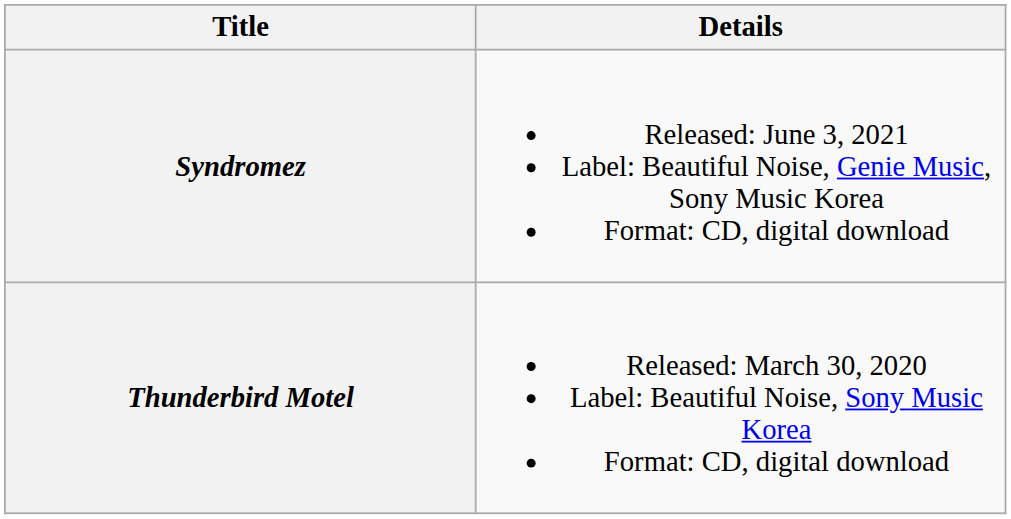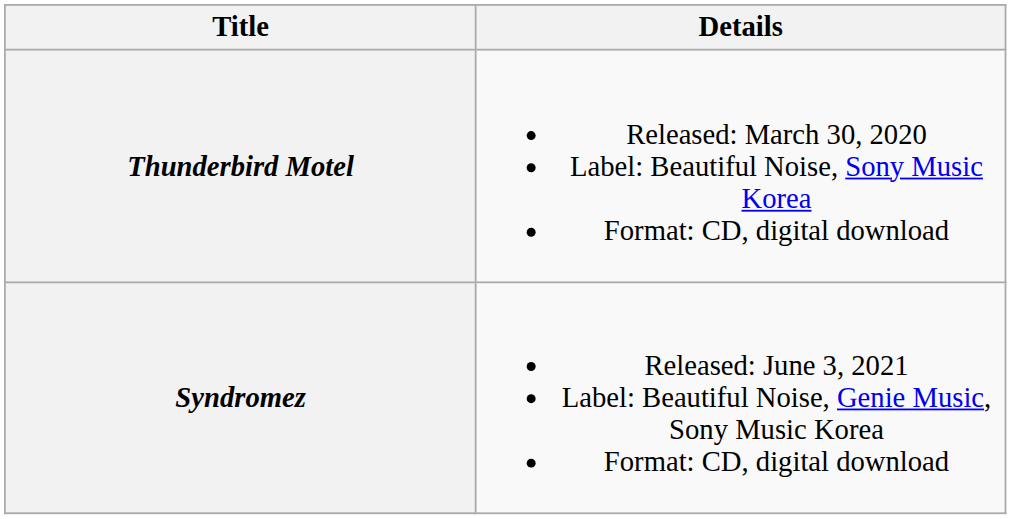rows swapped: (241, 397) <-> (241, 165)
